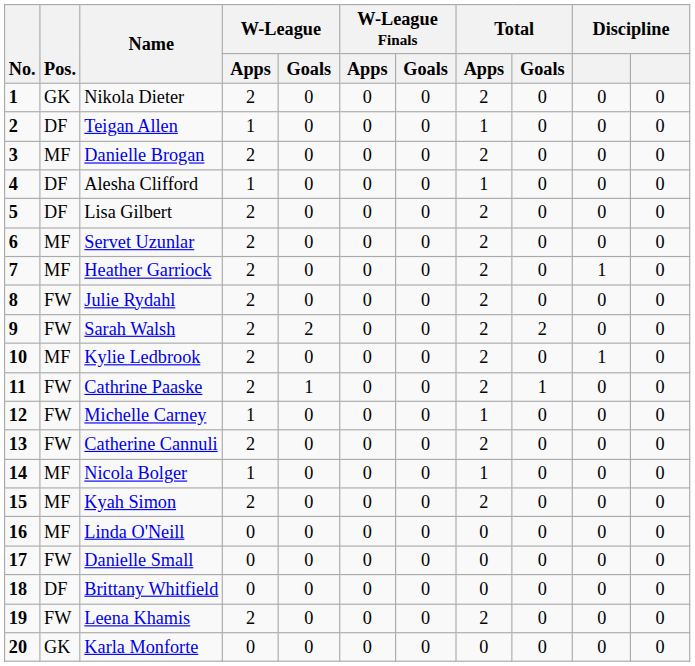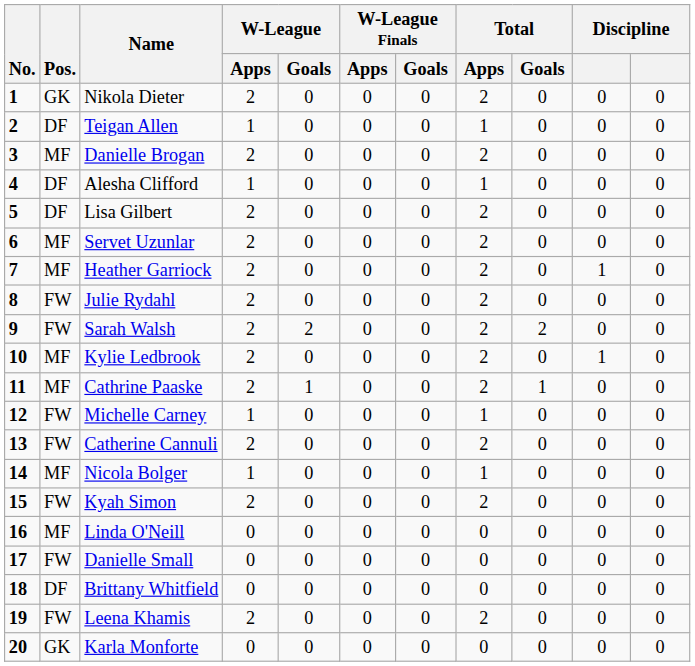(58, 386) FW -> (57, 386) MF
(57, 502) MF -> (58, 502) FW
